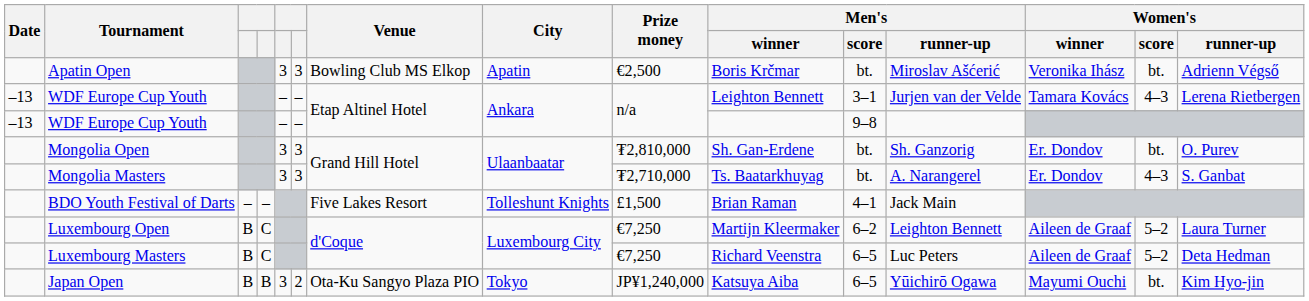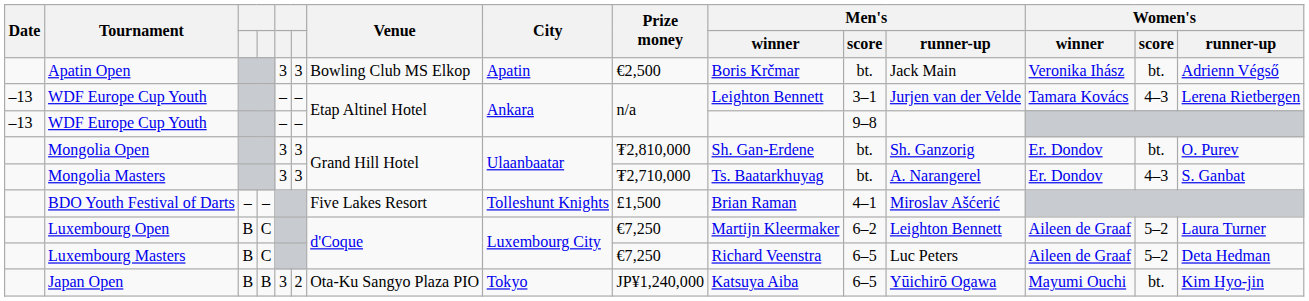(945, 70) Miroslav Ašćerić -> (923, 70) Jack Main
(923, 202) Jack Main -> (945, 202) Miroslav Ašćerić
